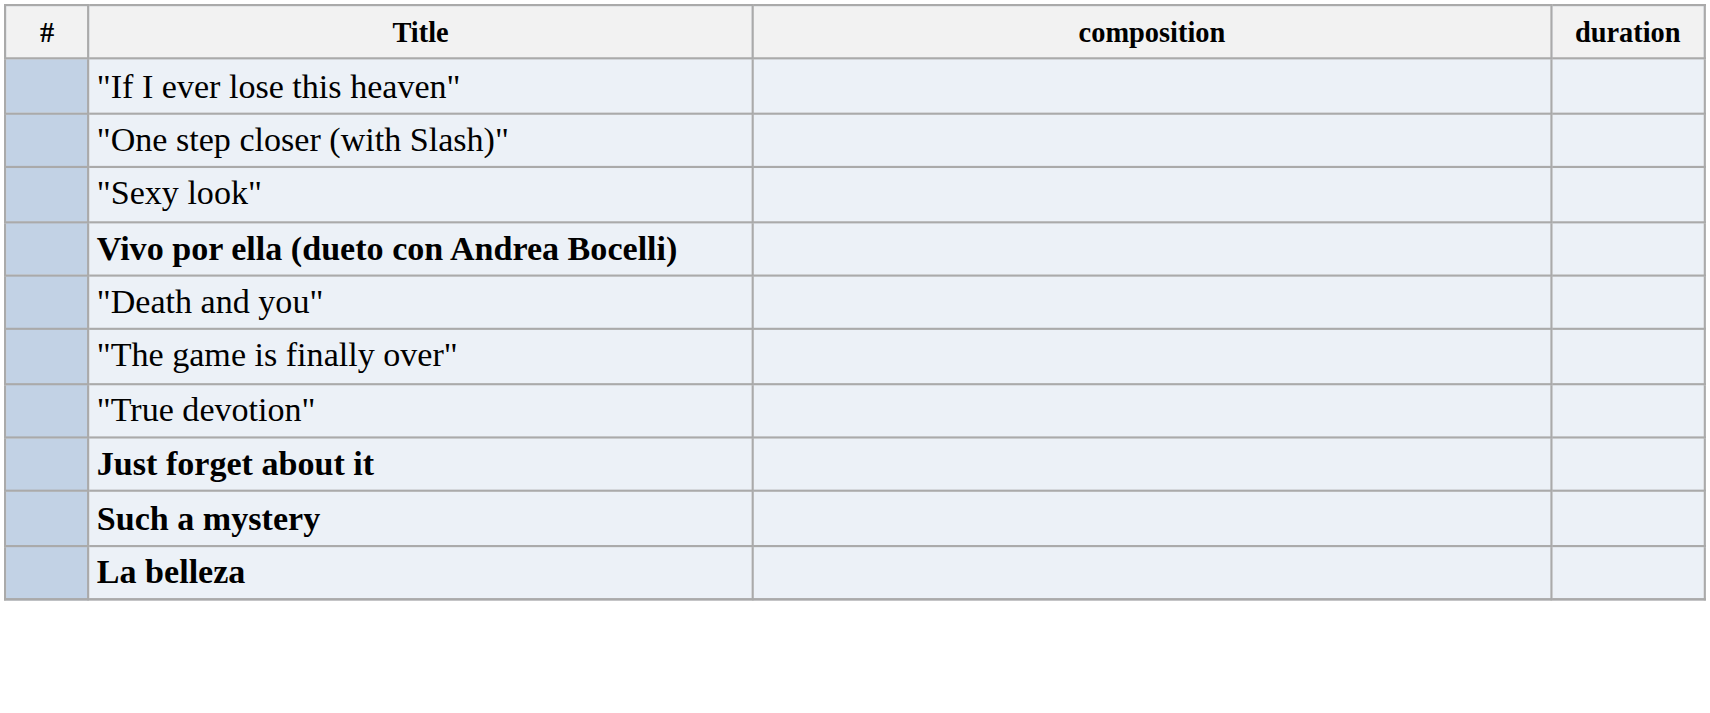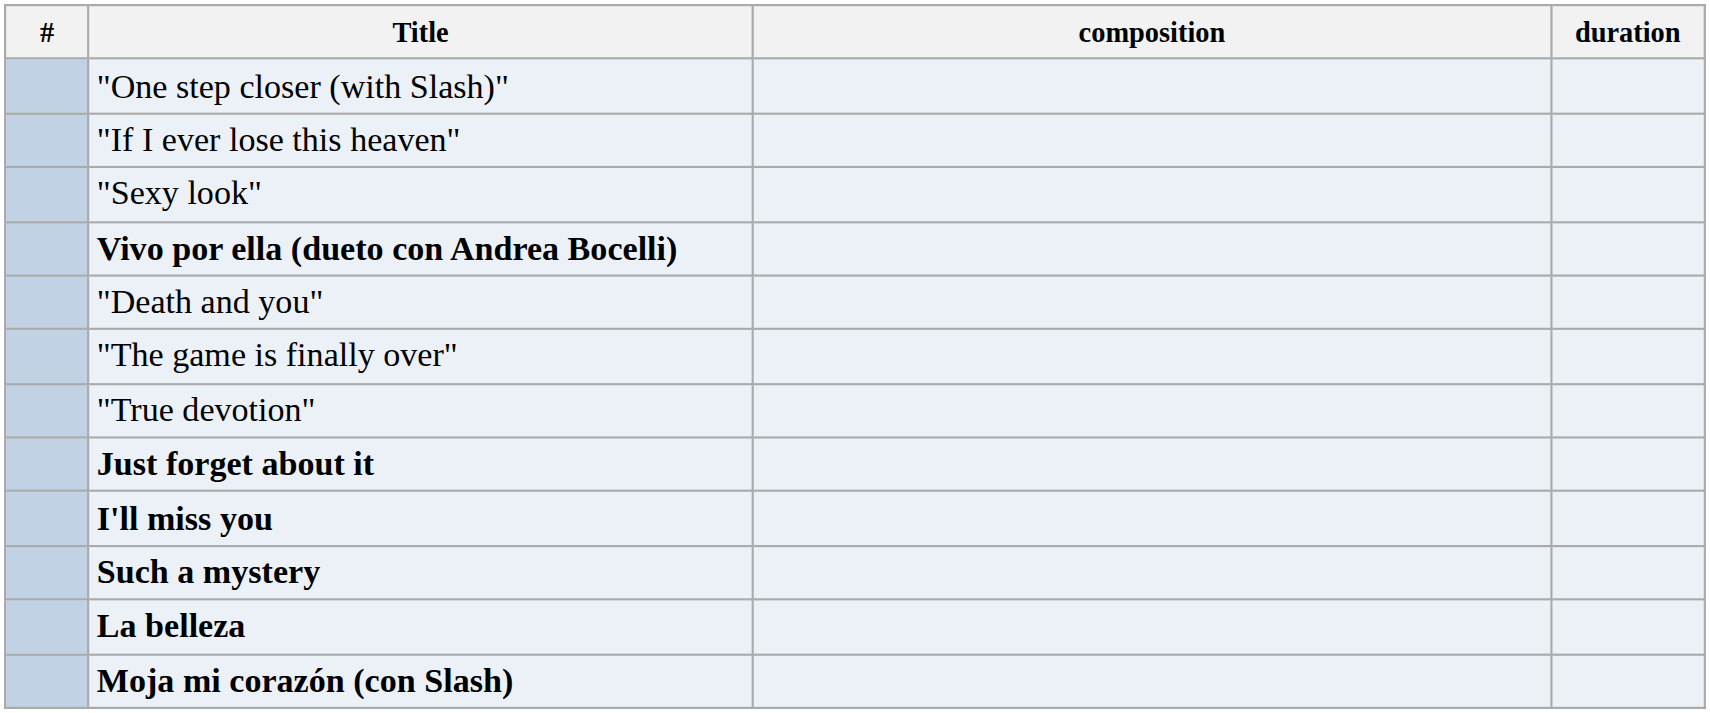rows swapped: (303, 139) <-> (279, 85)
+ row: (185, 517)
+ row: (305, 680)
